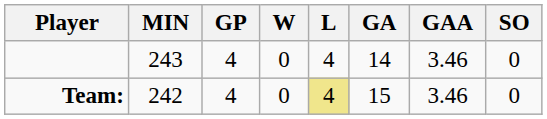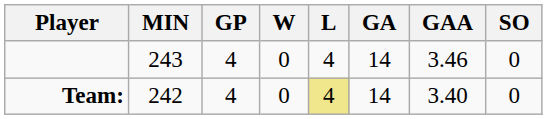(379, 95) 15 -> (379, 95) 14
(448, 95) 3.46 -> (448, 95) 3.40
